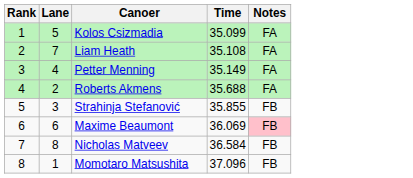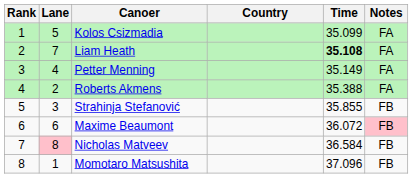+ column: (265, 13)
(228, 51) normal -> (344, 51) bold
(228, 88) 35.688 -> (344, 88) 35.388
(228, 126) 36.069 -> (344, 126) 36.072
(55, 145) no background -> (55, 145) pink background
